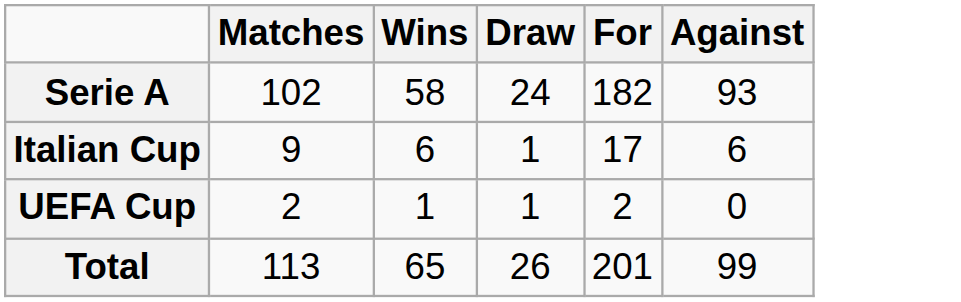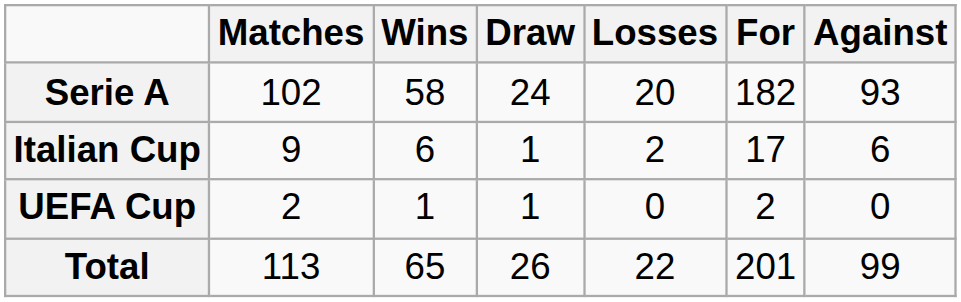+ column: (655, 33)
